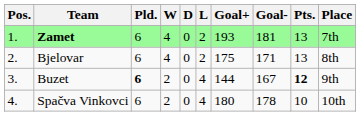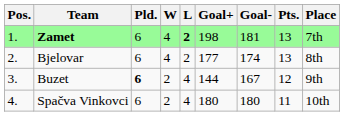- column: (188, 15)
(202, 36) normal -> (187, 36) bold
(224, 36) 193 -> (208, 36) 198
(224, 57) 175 -> (208, 57) 177
(266, 57) 171 -> (250, 57) 174
(301, 79) bold -> (285, 79) normal
(266, 100) 178 -> (250, 100) 180
(301, 100) 10 -> (285, 100) 11
